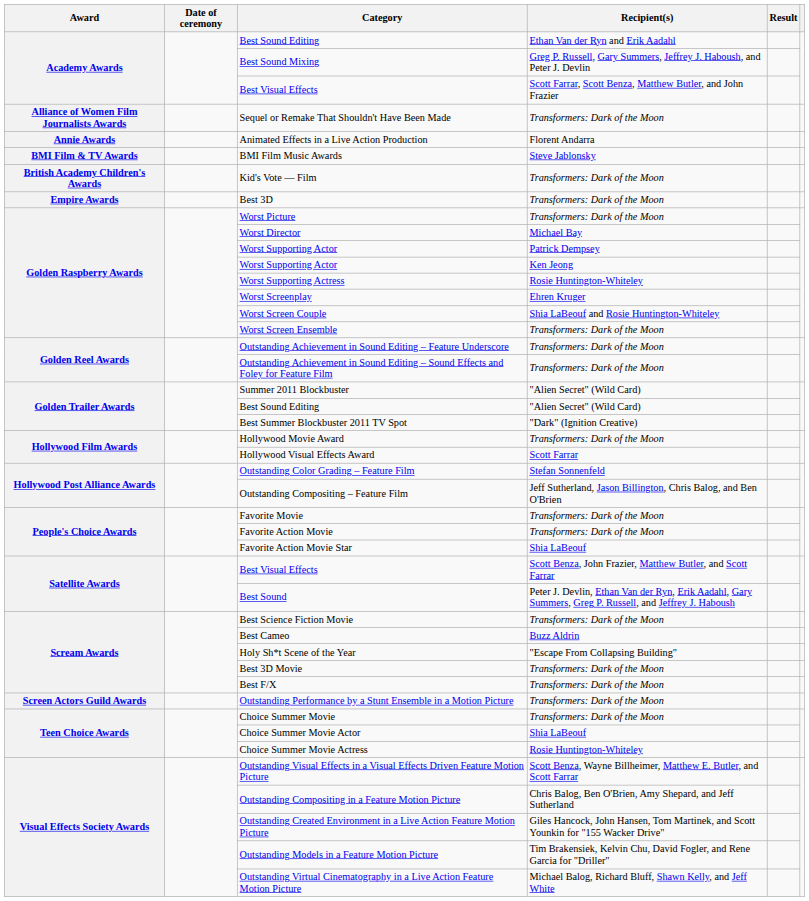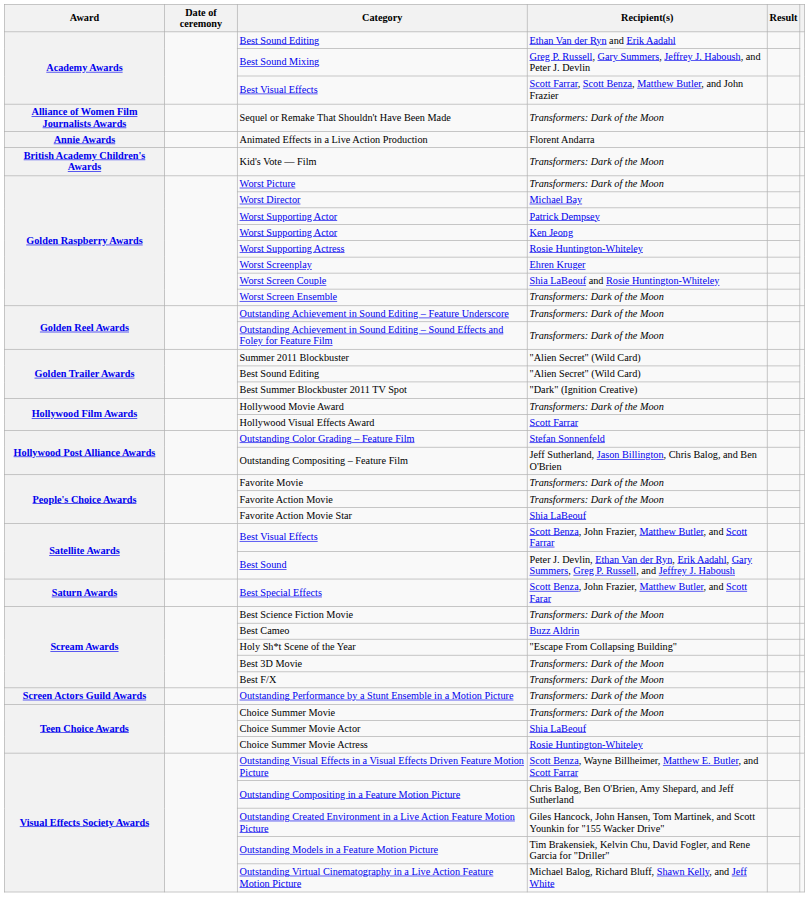- row: (291, 156)
- row: (256, 200)
+ row: (281, 593)
